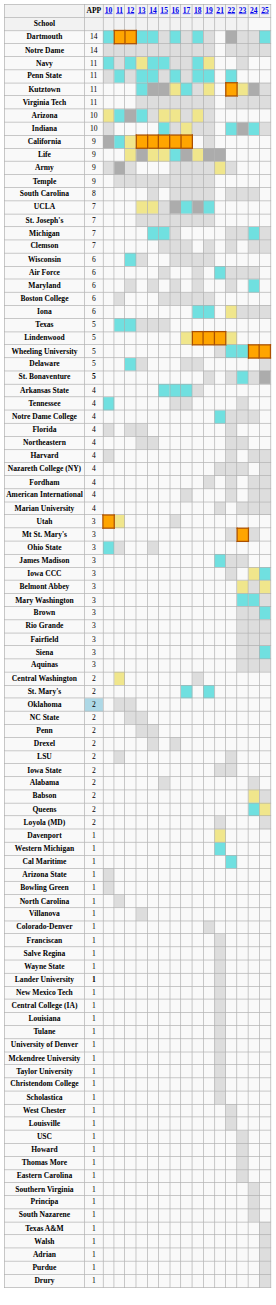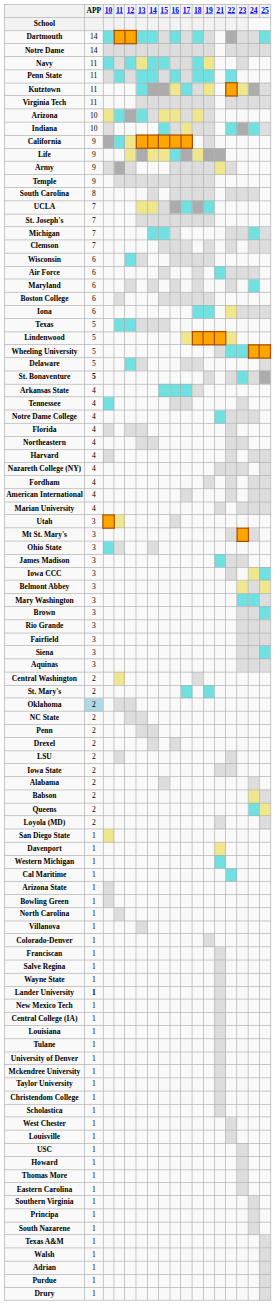+ row: (44, 835)
